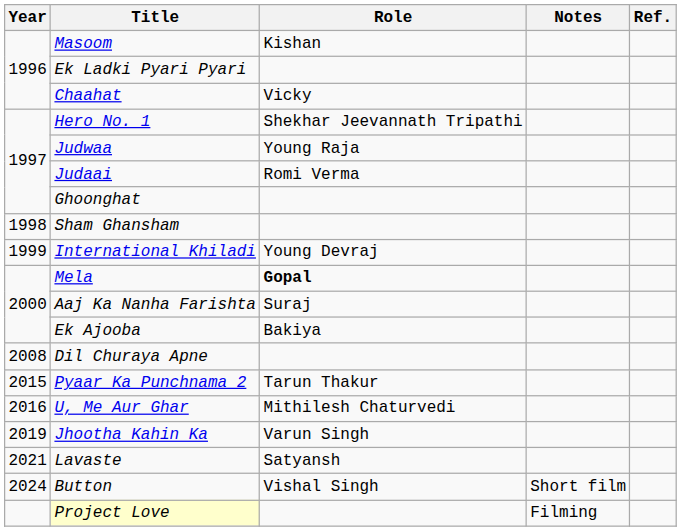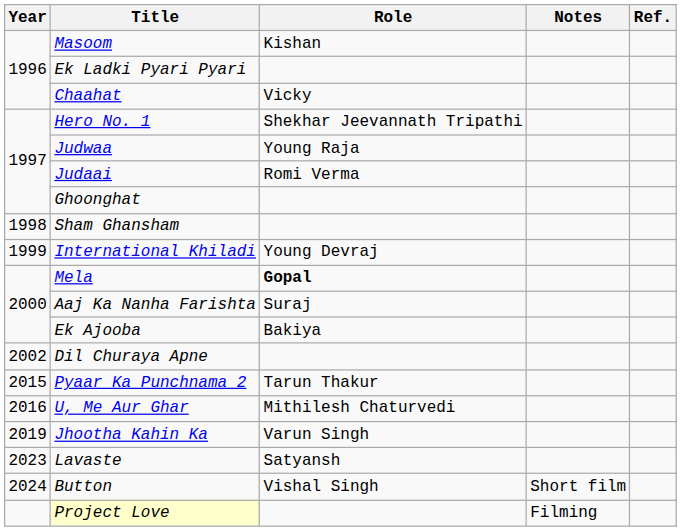(28, 356) 2008 -> (28, 356) 2002
(28, 461) 2021 -> (28, 461) 2023
